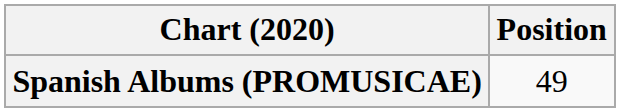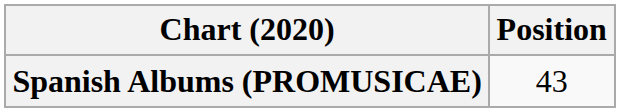(552, 80) 49 -> (552, 80) 43
